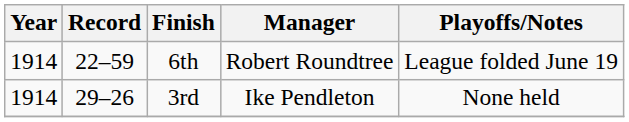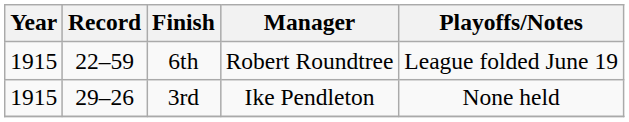(34, 60) 1914 -> (34, 60) 1915
(34, 97) 1914 -> (34, 97) 1915
